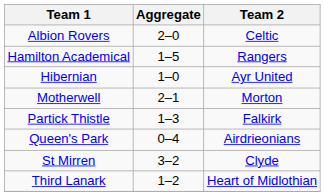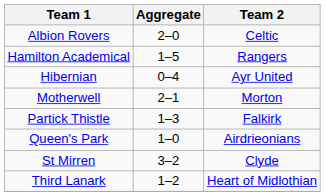(168, 77) 1–0 -> (168, 77) 0–4
(168, 139) 0–4 -> (168, 139) 1–0
